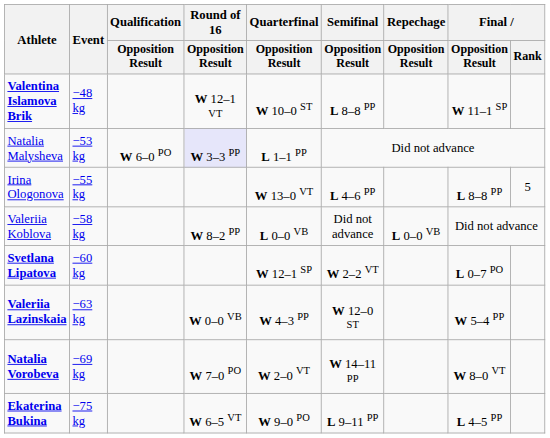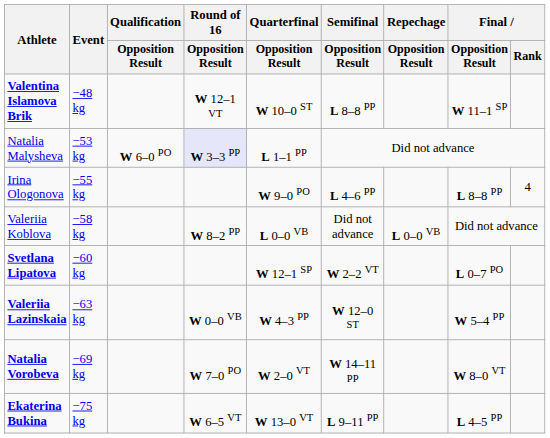(284, 195) W 13–0 VT -> (284, 195) W 9–0 PO
(528, 187) 5 -> (528, 187) 4
(284, 420) W 9–0 PO -> (284, 420) W 13–0 VT
